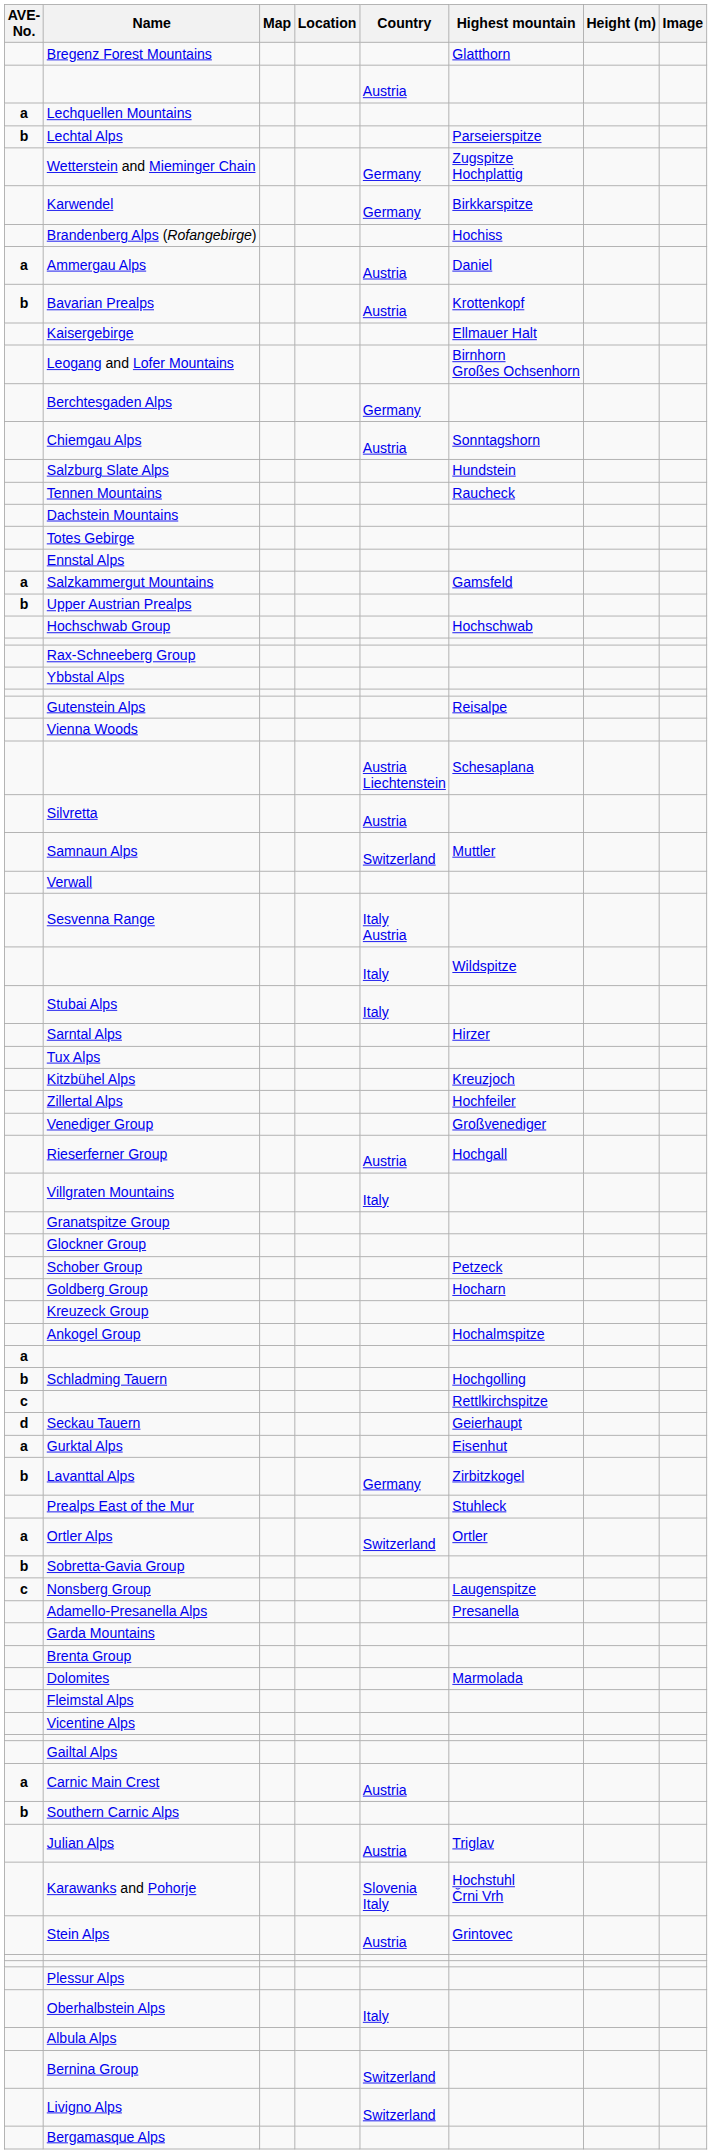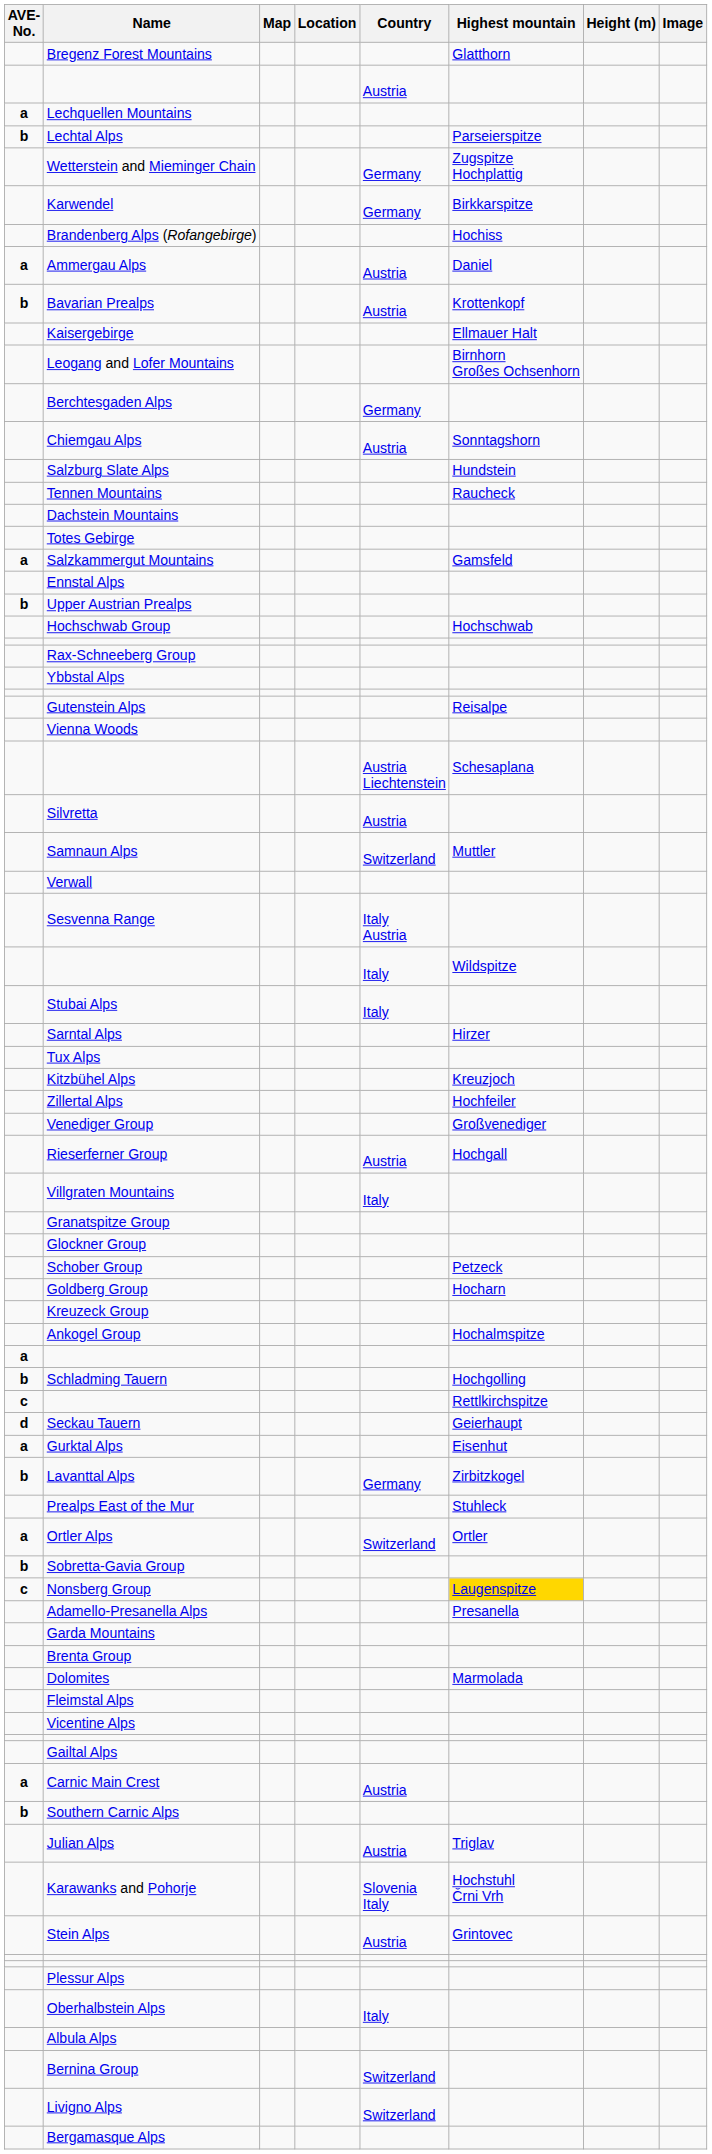rows swapped: (24, 560) <-> (24, 582)
(494, 1589) no background -> (494, 1589) gold background
